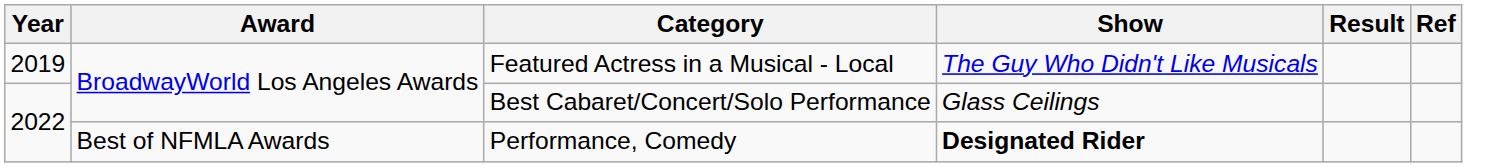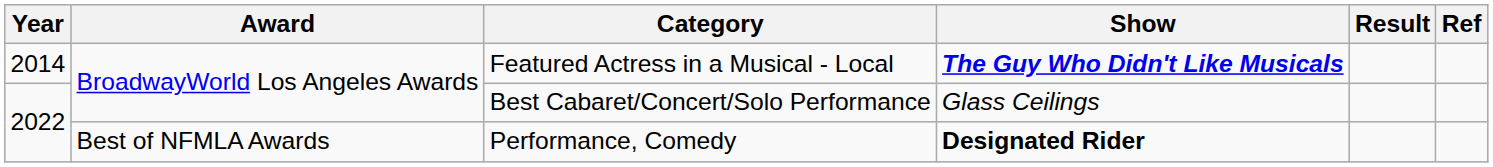(38, 63) 2019 -> (38, 63) 2014
(1130, 63) normal -> (1143, 63) bold
